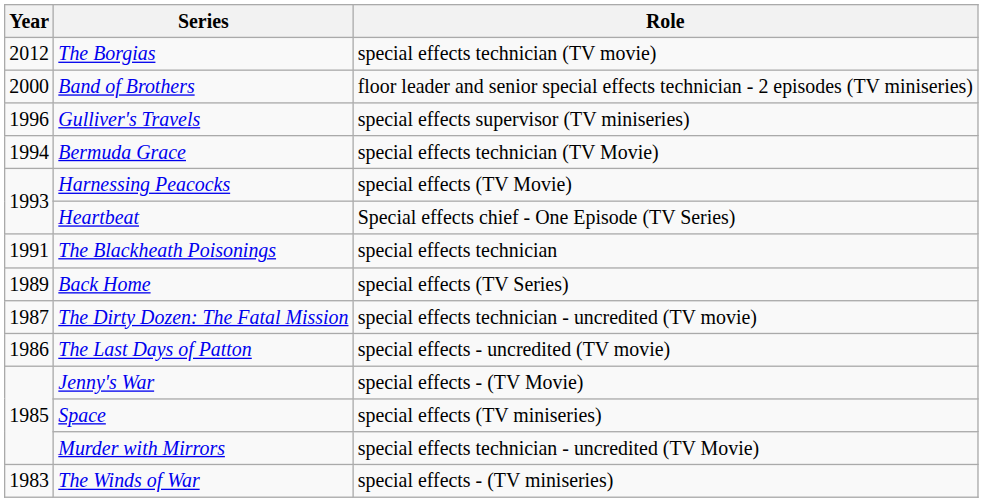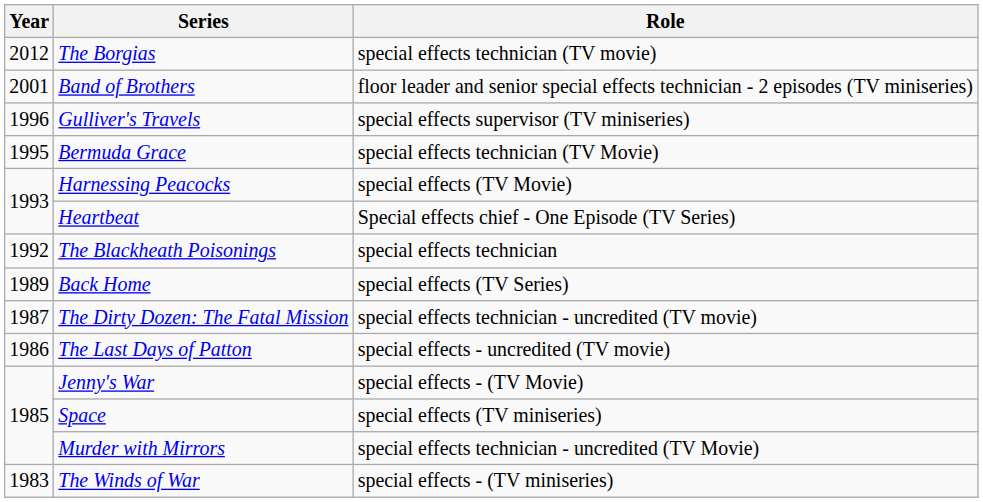(29, 86) 2000 -> (29, 86) 2001
(29, 152) 1994 -> (29, 152) 1995
(29, 250) 1991 -> (29, 250) 1992
